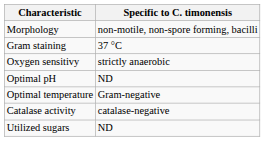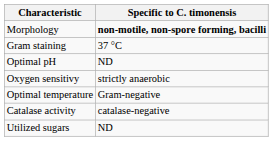(178, 29) normal -> (182, 29) bold
rows swapped: (43, 62) <-> (31, 78)
